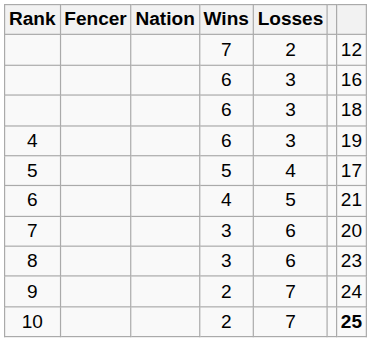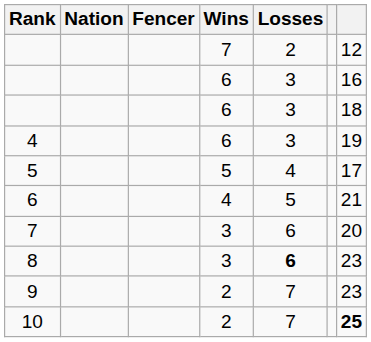columns swapped: (96, 19) <-> (165, 19)
(290, 261) normal -> (290, 261) bold
(351, 291) 24 -> (351, 291) 23
